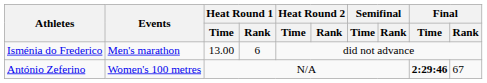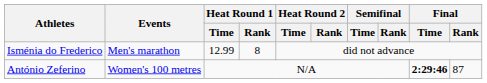(221, 51) 13.00 -> (221, 51) 12.99
(257, 51) 6 -> (257, 51) 8
(458, 69) 67 -> (458, 69) 87
